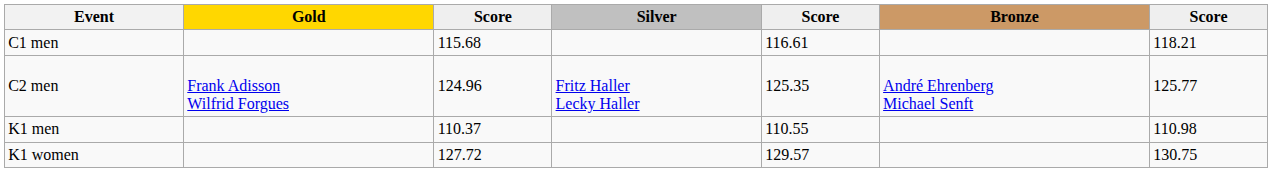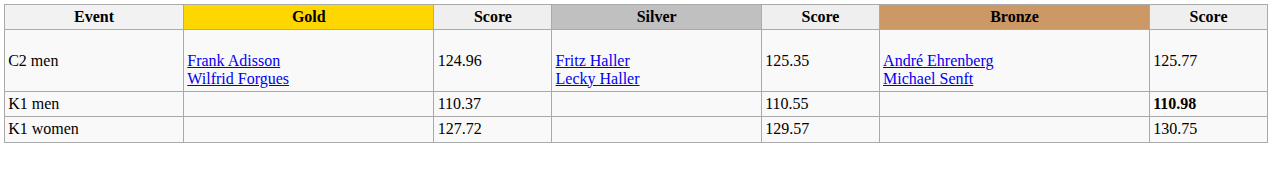- row: (33, 42)
(1175, 129) normal -> (1175, 103) bold
